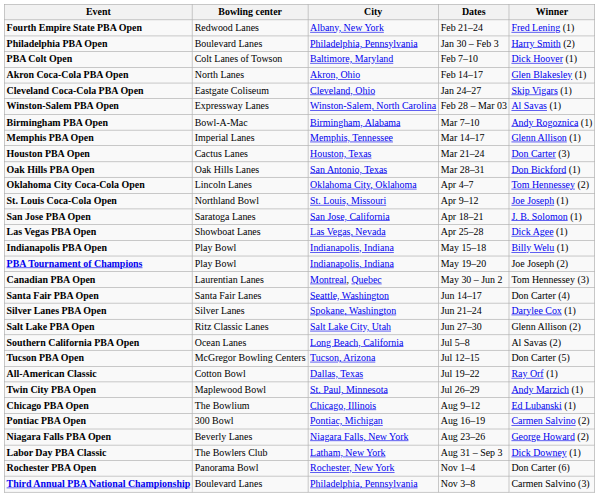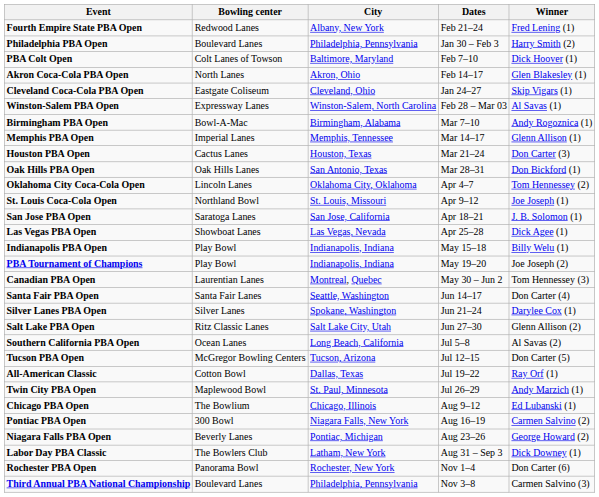(346, 421) Pontiac, Michigan -> (359, 421) Niagara Falls, New York
(359, 437) Niagara Falls, New York -> (346, 437) Pontiac, Michigan
